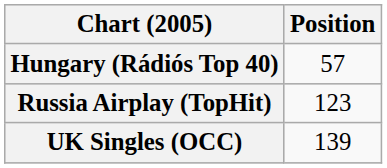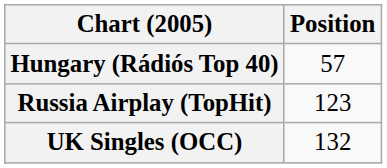(333, 142) 139 -> (333, 142) 132
